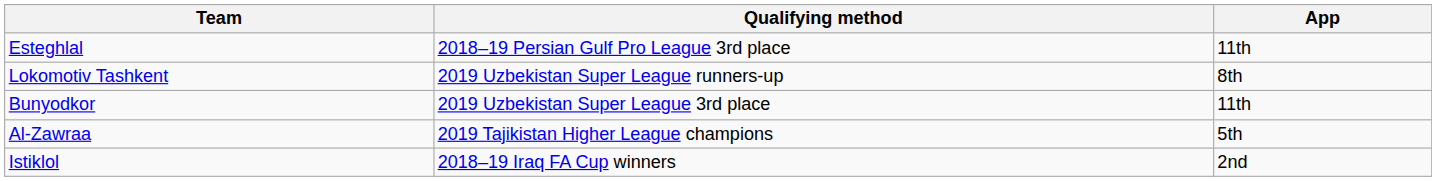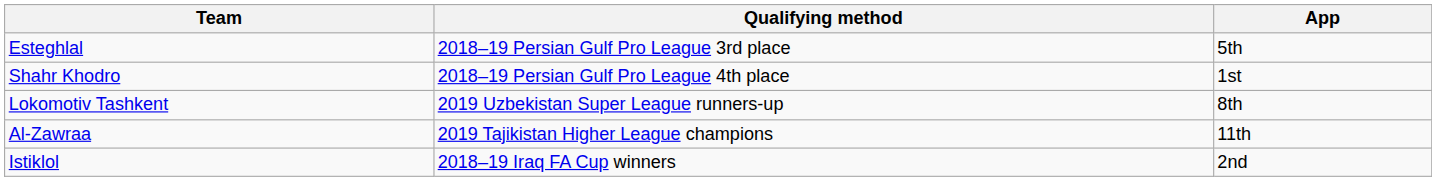(1234, 47) 11th -> (1230, 47) 5th
+ row: (65, 76)
- row: (52, 104)
(1230, 133) 5th -> (1234, 133) 11th
